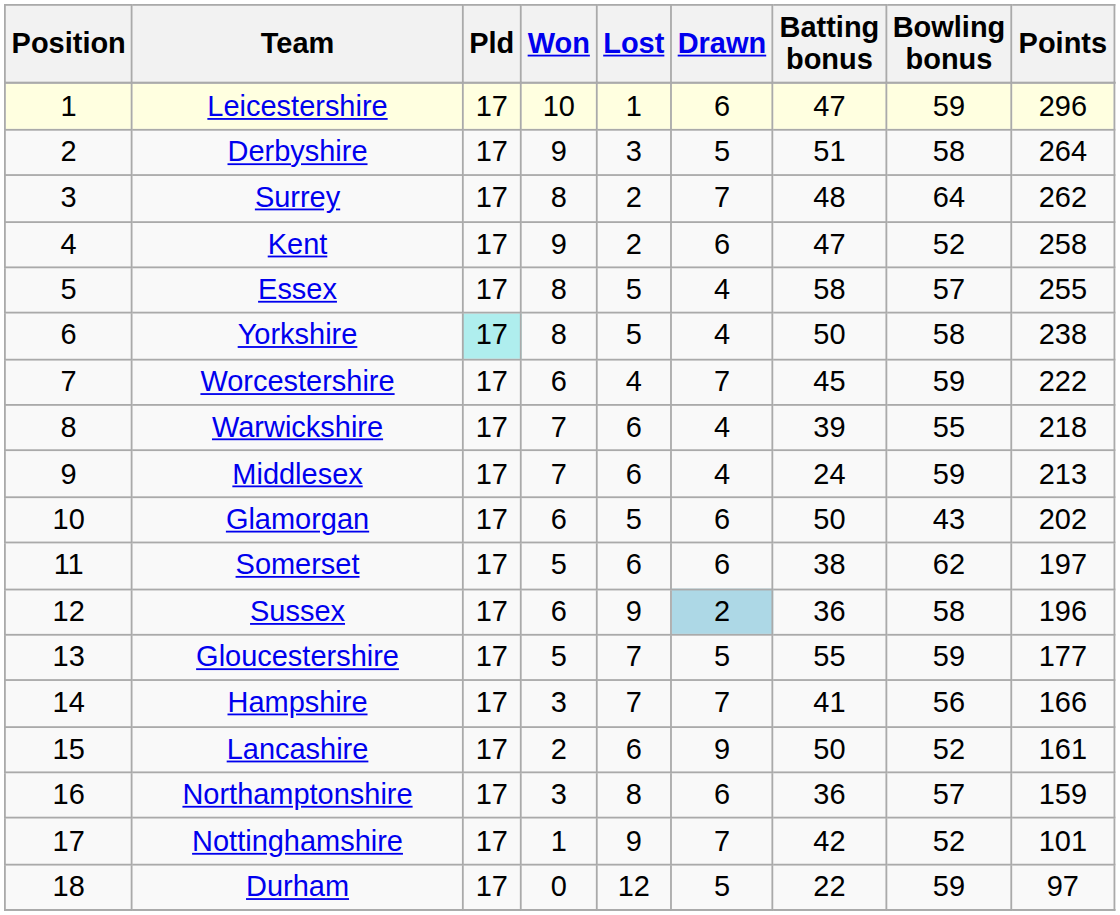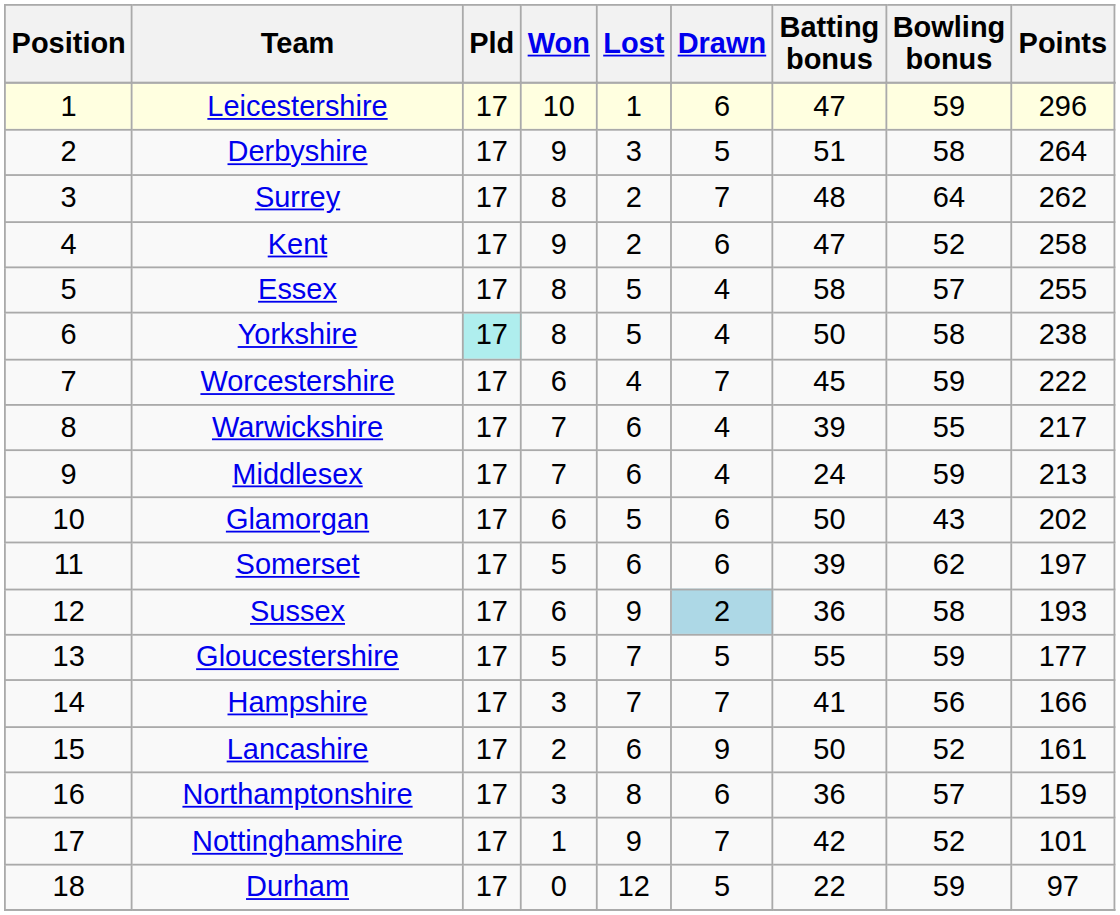(1063, 427) 218 -> (1063, 427) 217
(829, 565) 38 -> (829, 565) 39
(1063, 611) 196 -> (1063, 611) 193
